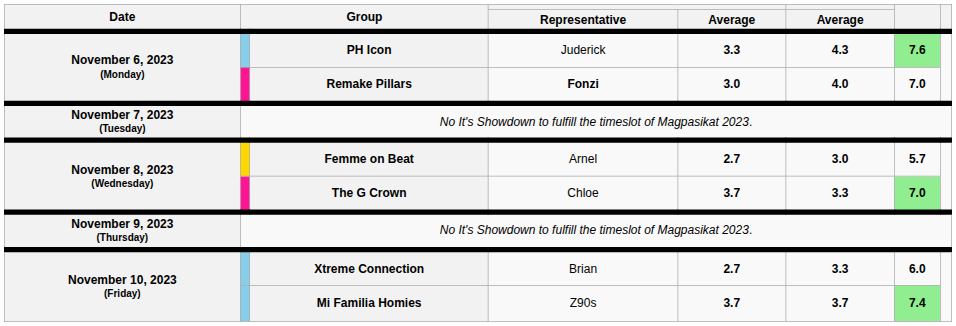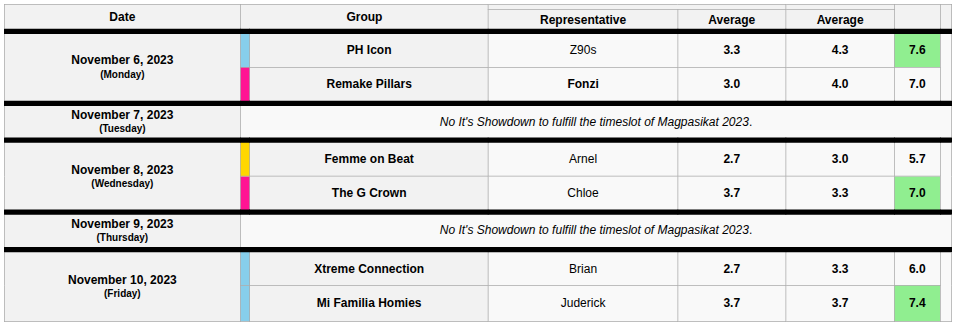(583, 50) Juderick -> (583, 50) Z90s
(583, 303) Z90s -> (583, 303) Juderick
